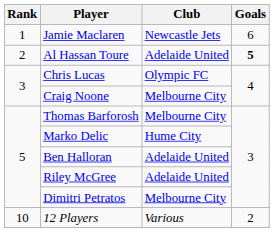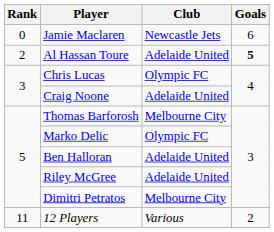(22, 34) 1 -> (22, 34) 0
(185, 95) Melbourne City -> (187, 95) Adelaide United
(173, 136) Hume City -> (176, 136) Olympic FC
(22, 217) 10 -> (22, 217) 11
